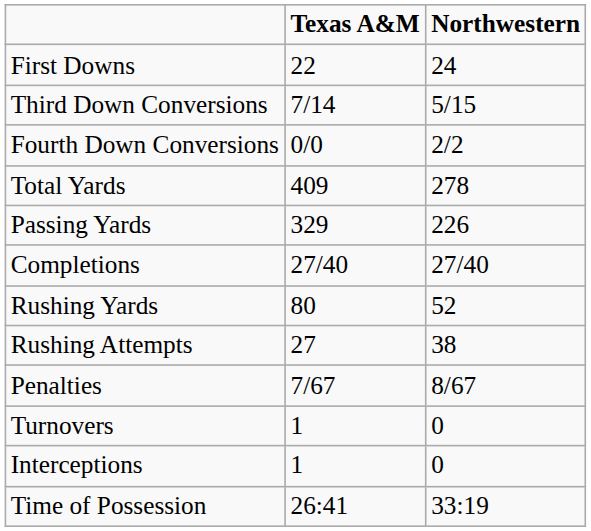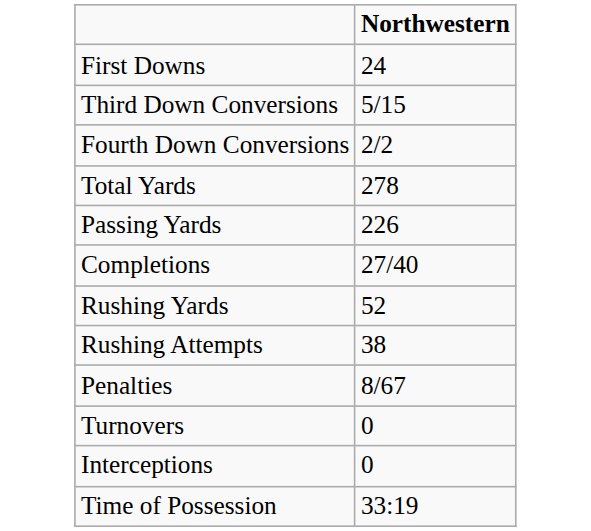- column: (355, 24)
